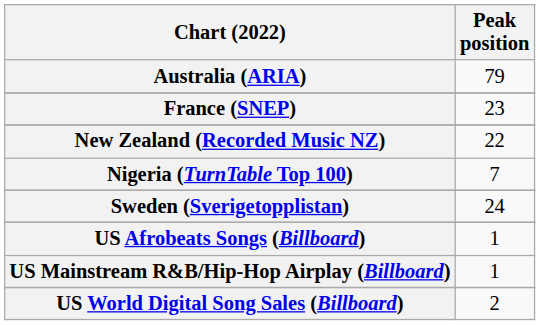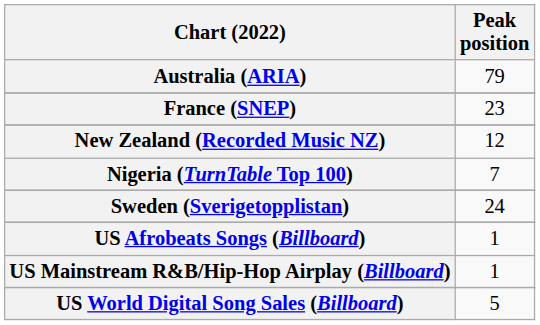(495, 141) 22 -> (495, 141) 12
(495, 303) 2 -> (495, 303) 5
